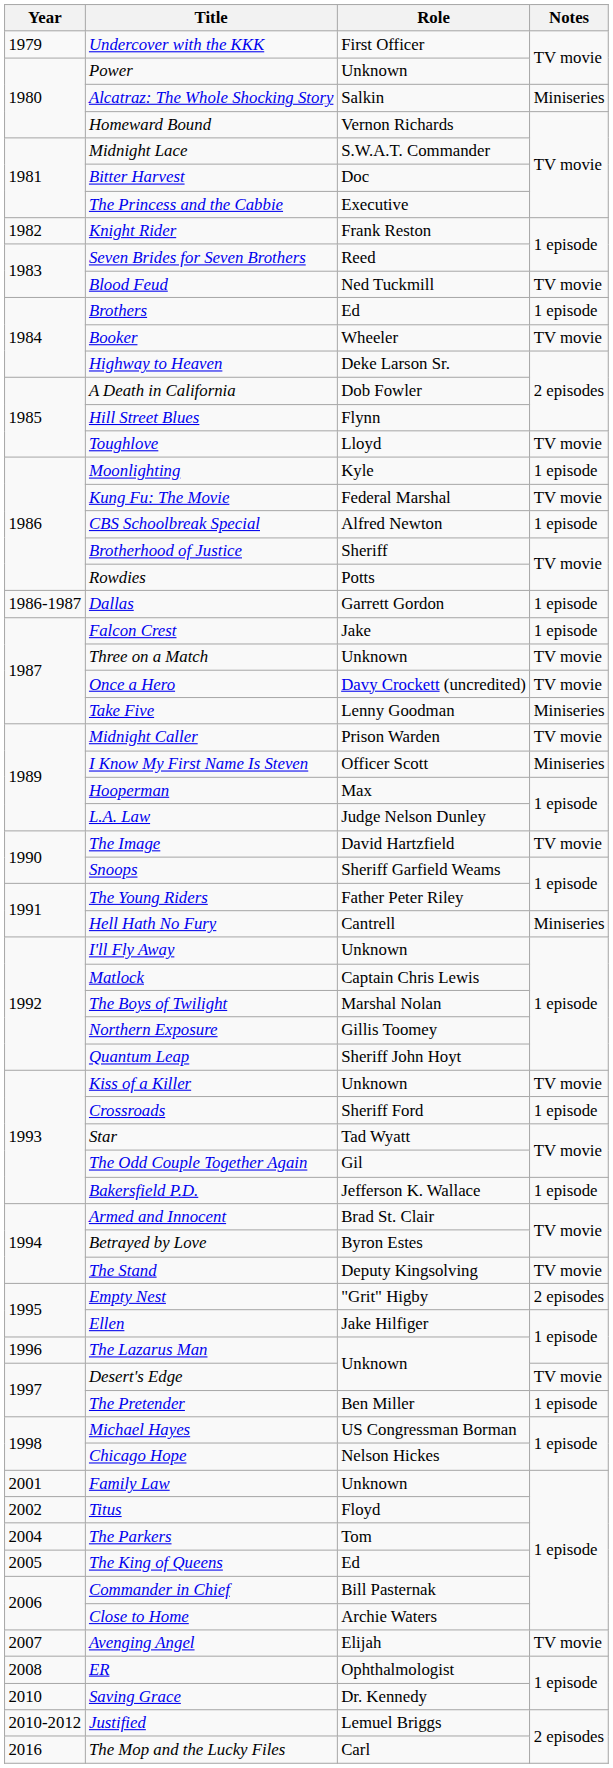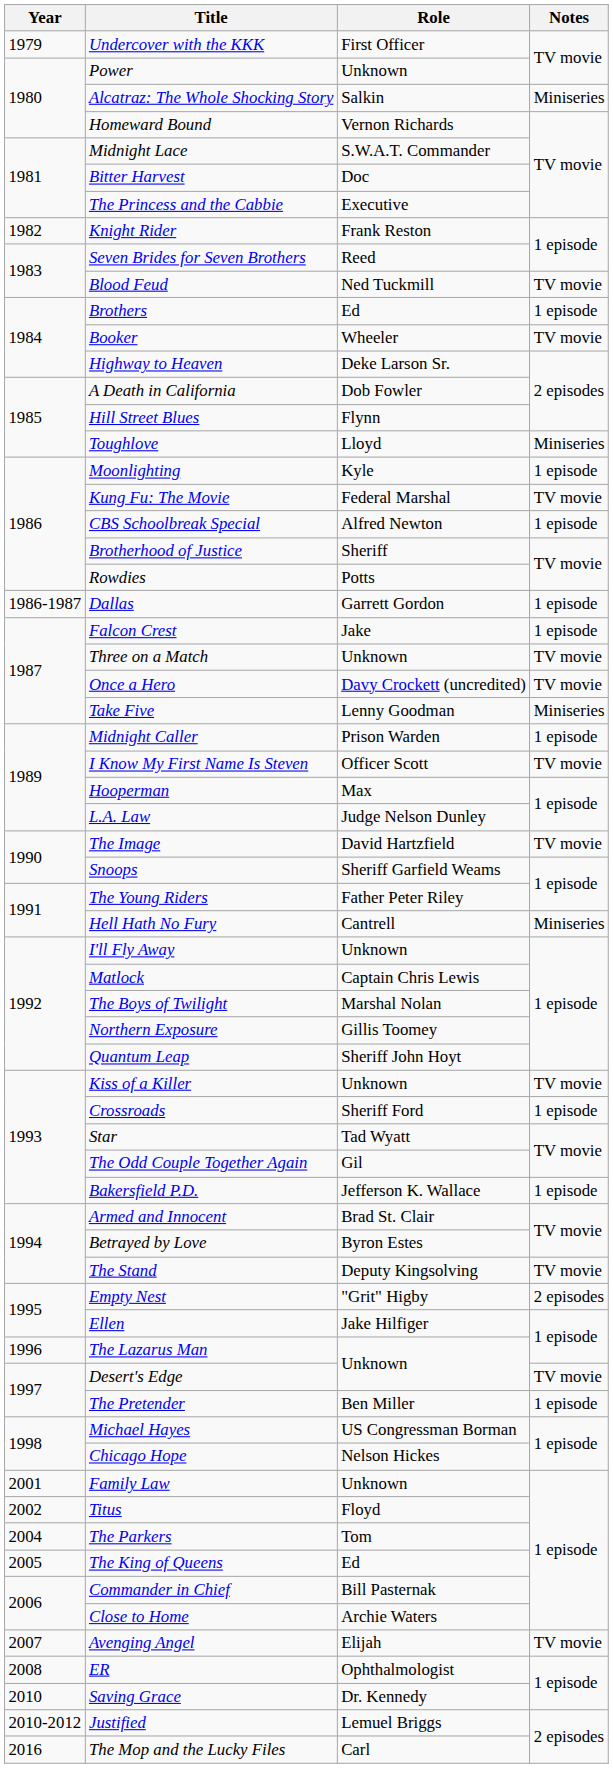(568, 444) TV movie -> (569, 444) Miniseries
(568, 737) TV movie -> (566, 737) 1 episode
(569, 763) Miniseries -> (568, 763) TV movie
